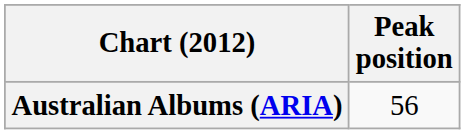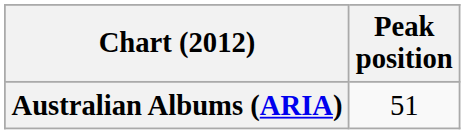(404, 104) 56 -> (404, 104) 51
